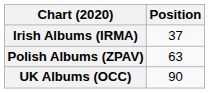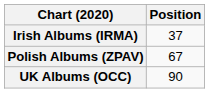(175, 56) 63 -> (175, 56) 67
